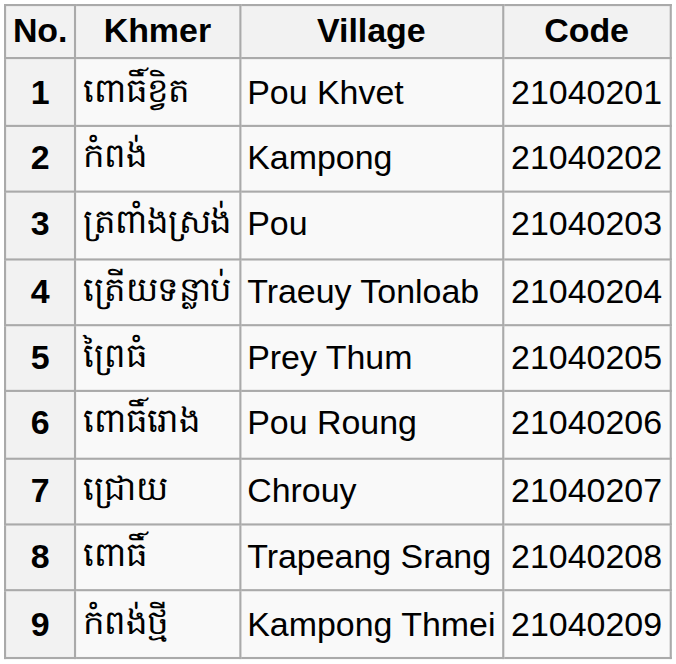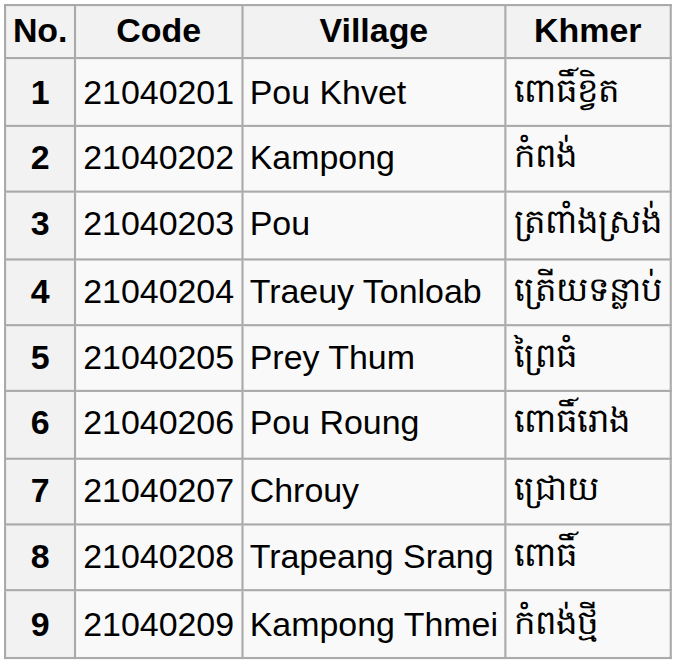columns swapped: (587, 31) <-> (157, 31)
